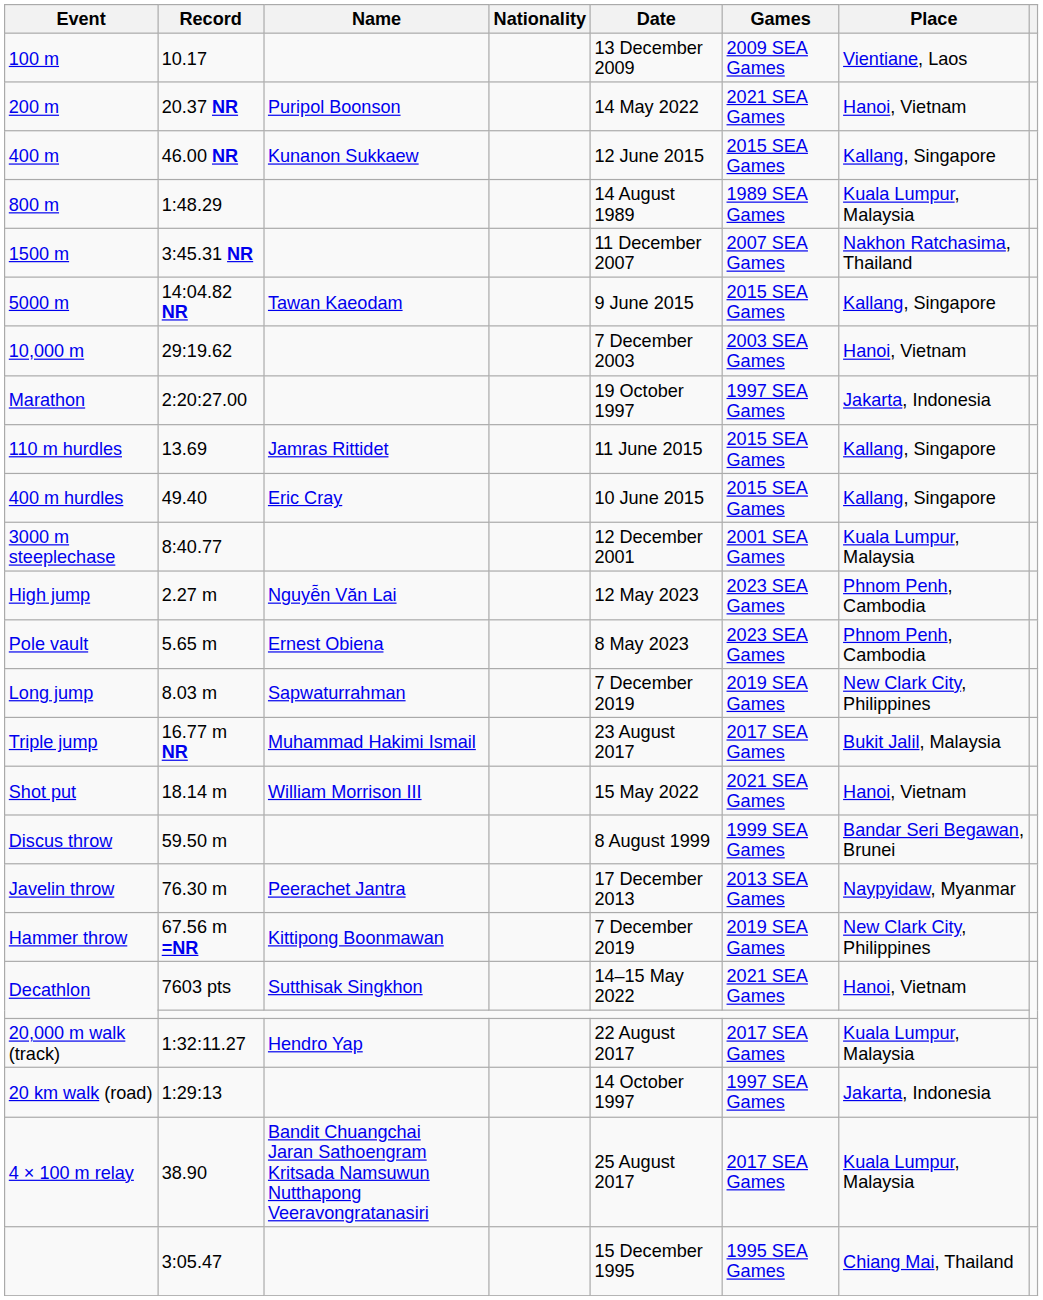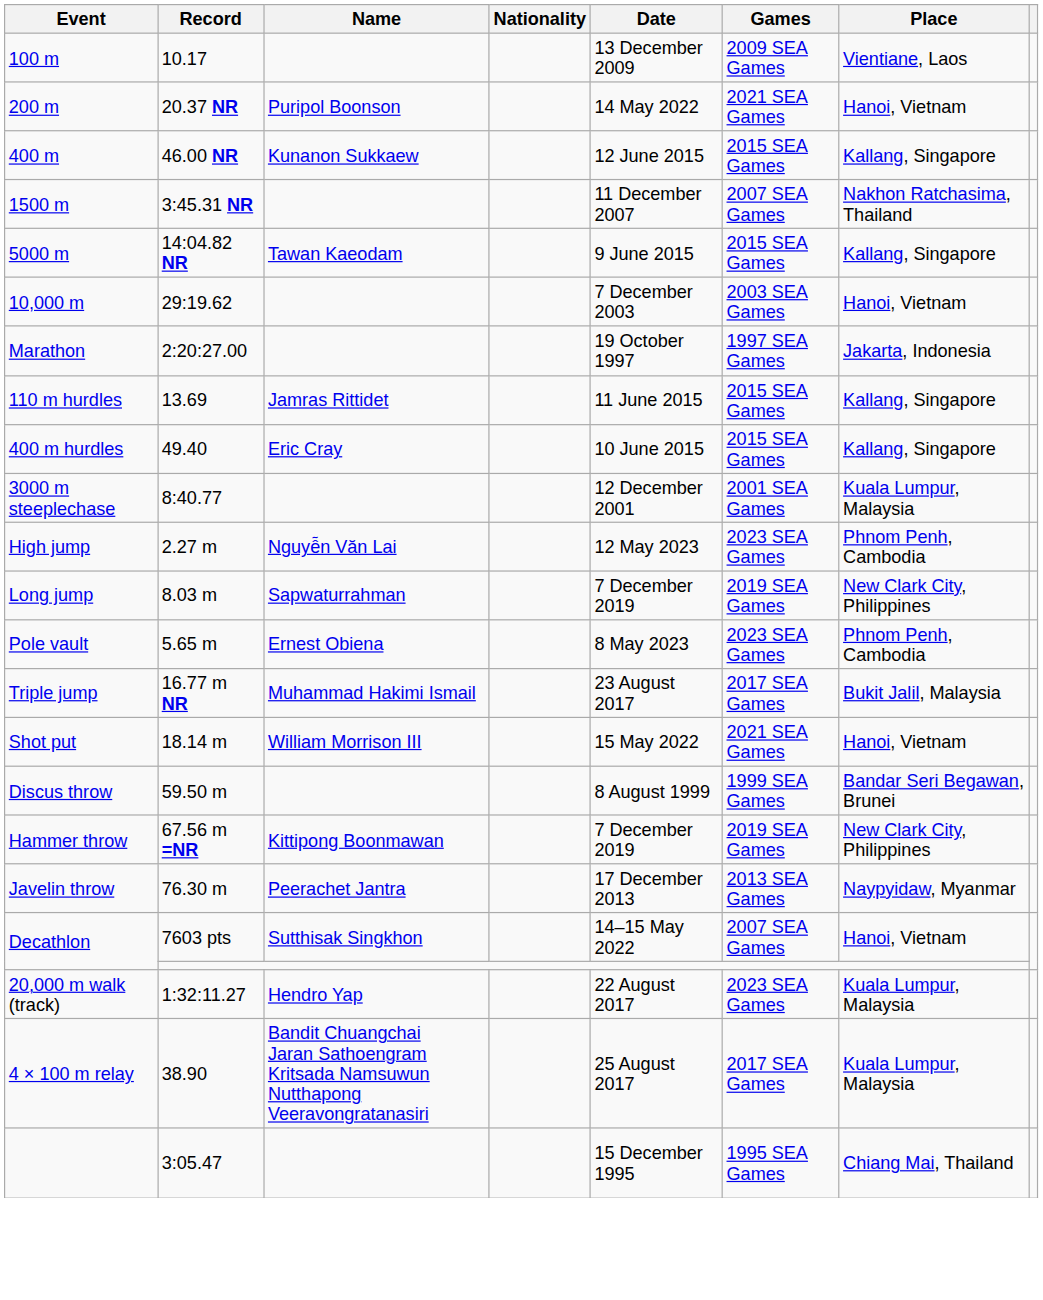- row: (34, 204)
rows swapped: (48, 644) <-> (51, 693)
rows swapped: (68, 937) <-> (62, 889)
(767, 986) 2021 SEA Games -> (767, 937) 2007 SEA Games
(767, 1044) 2017 SEA Games -> (767, 995) 2023 SEA Games
- row: (81, 1092)
